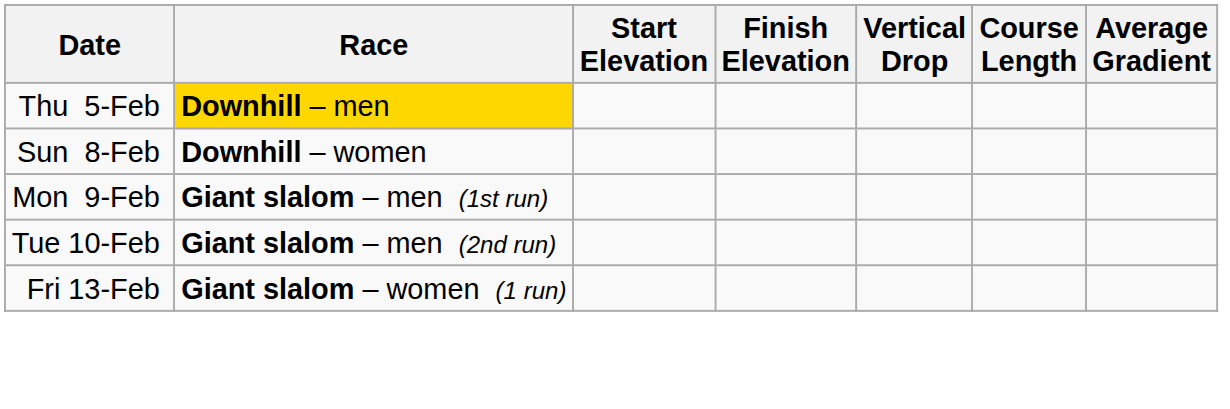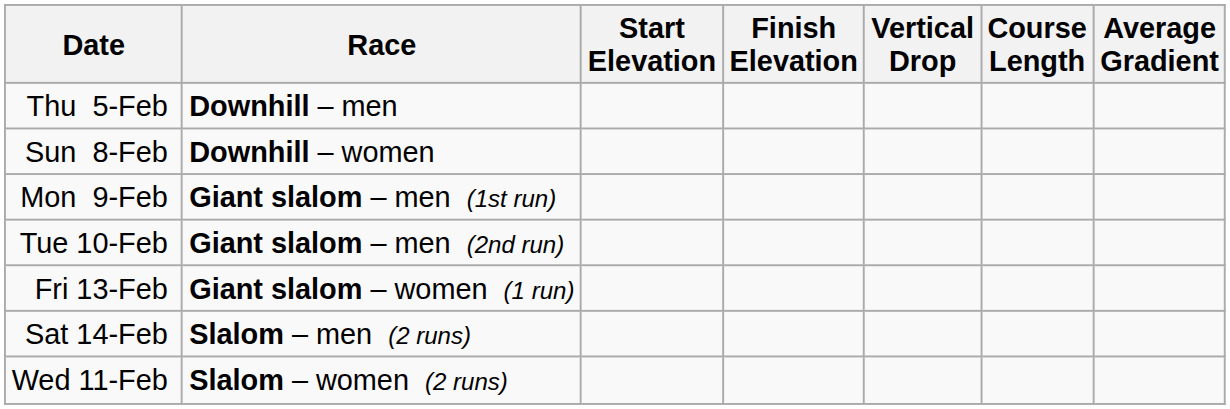(285, 106) gold background -> (293, 106) no background
+ row: (100, 335)
+ row: (94, 380)
